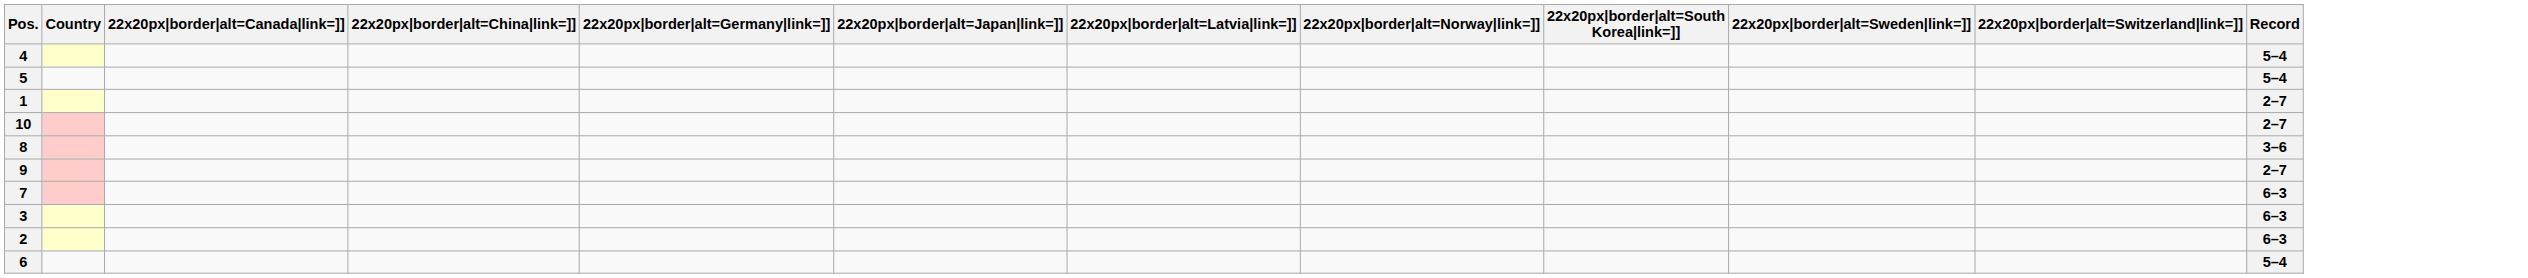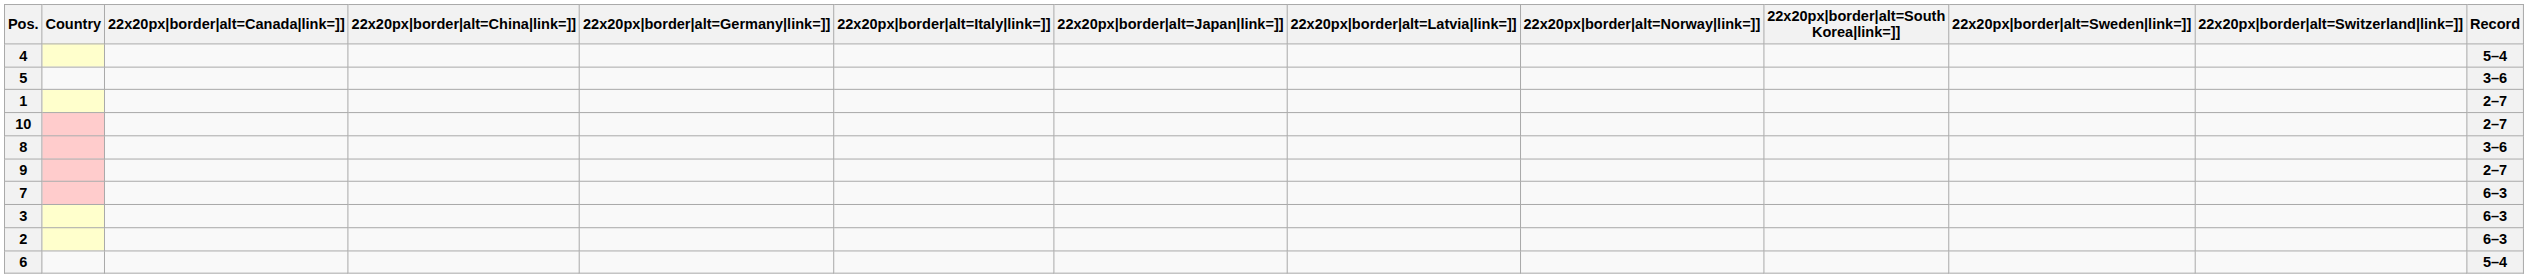+ column: (944, 24)
(2275, 78) 5–4 -> (2495, 78) 3–6
